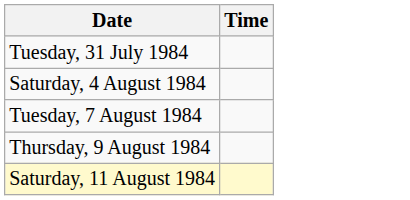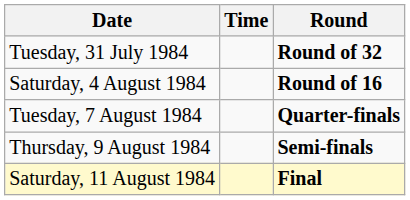+ column: (339, 20)
